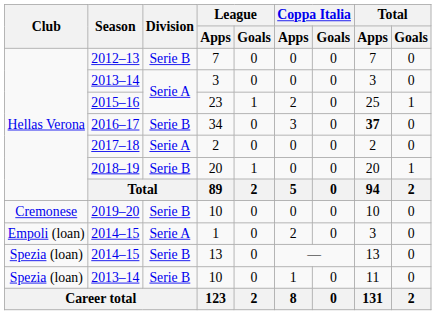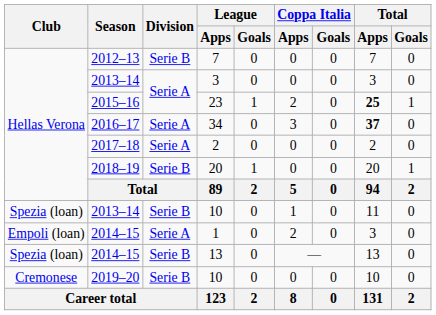(373, 102) normal -> (373, 102) bold
(170, 124) Serie B -> (170, 124) Serie A
rows swapped: (115, 277) <-> (115, 211)
